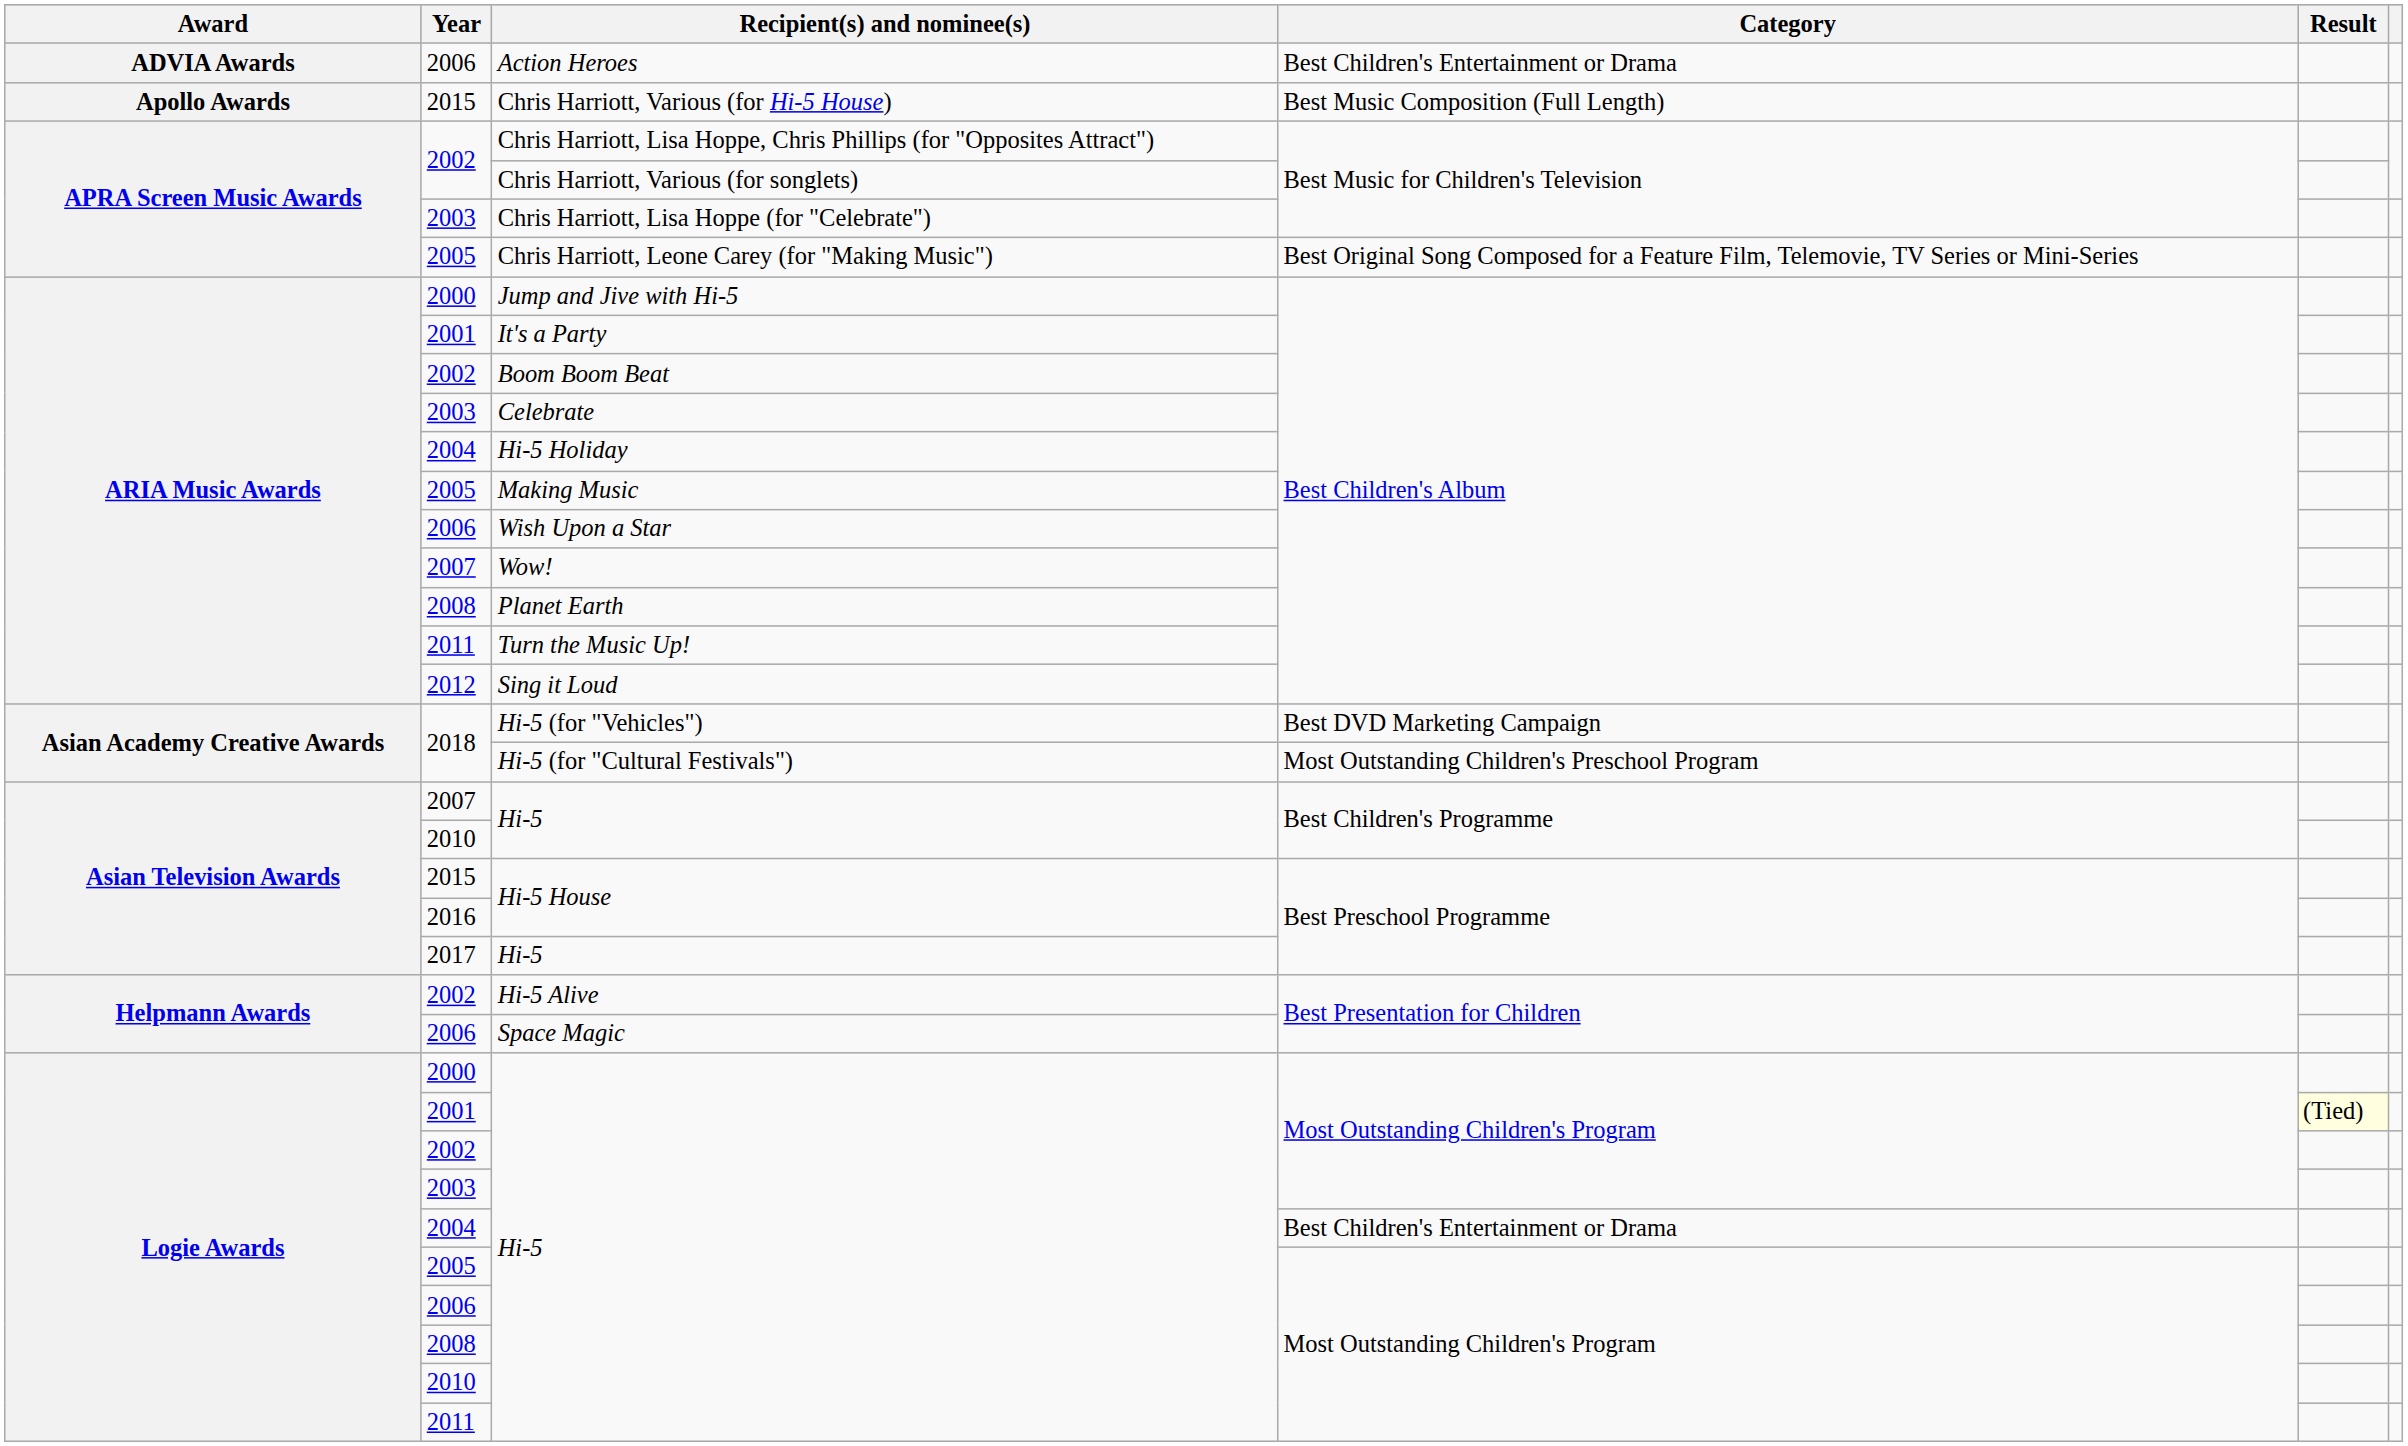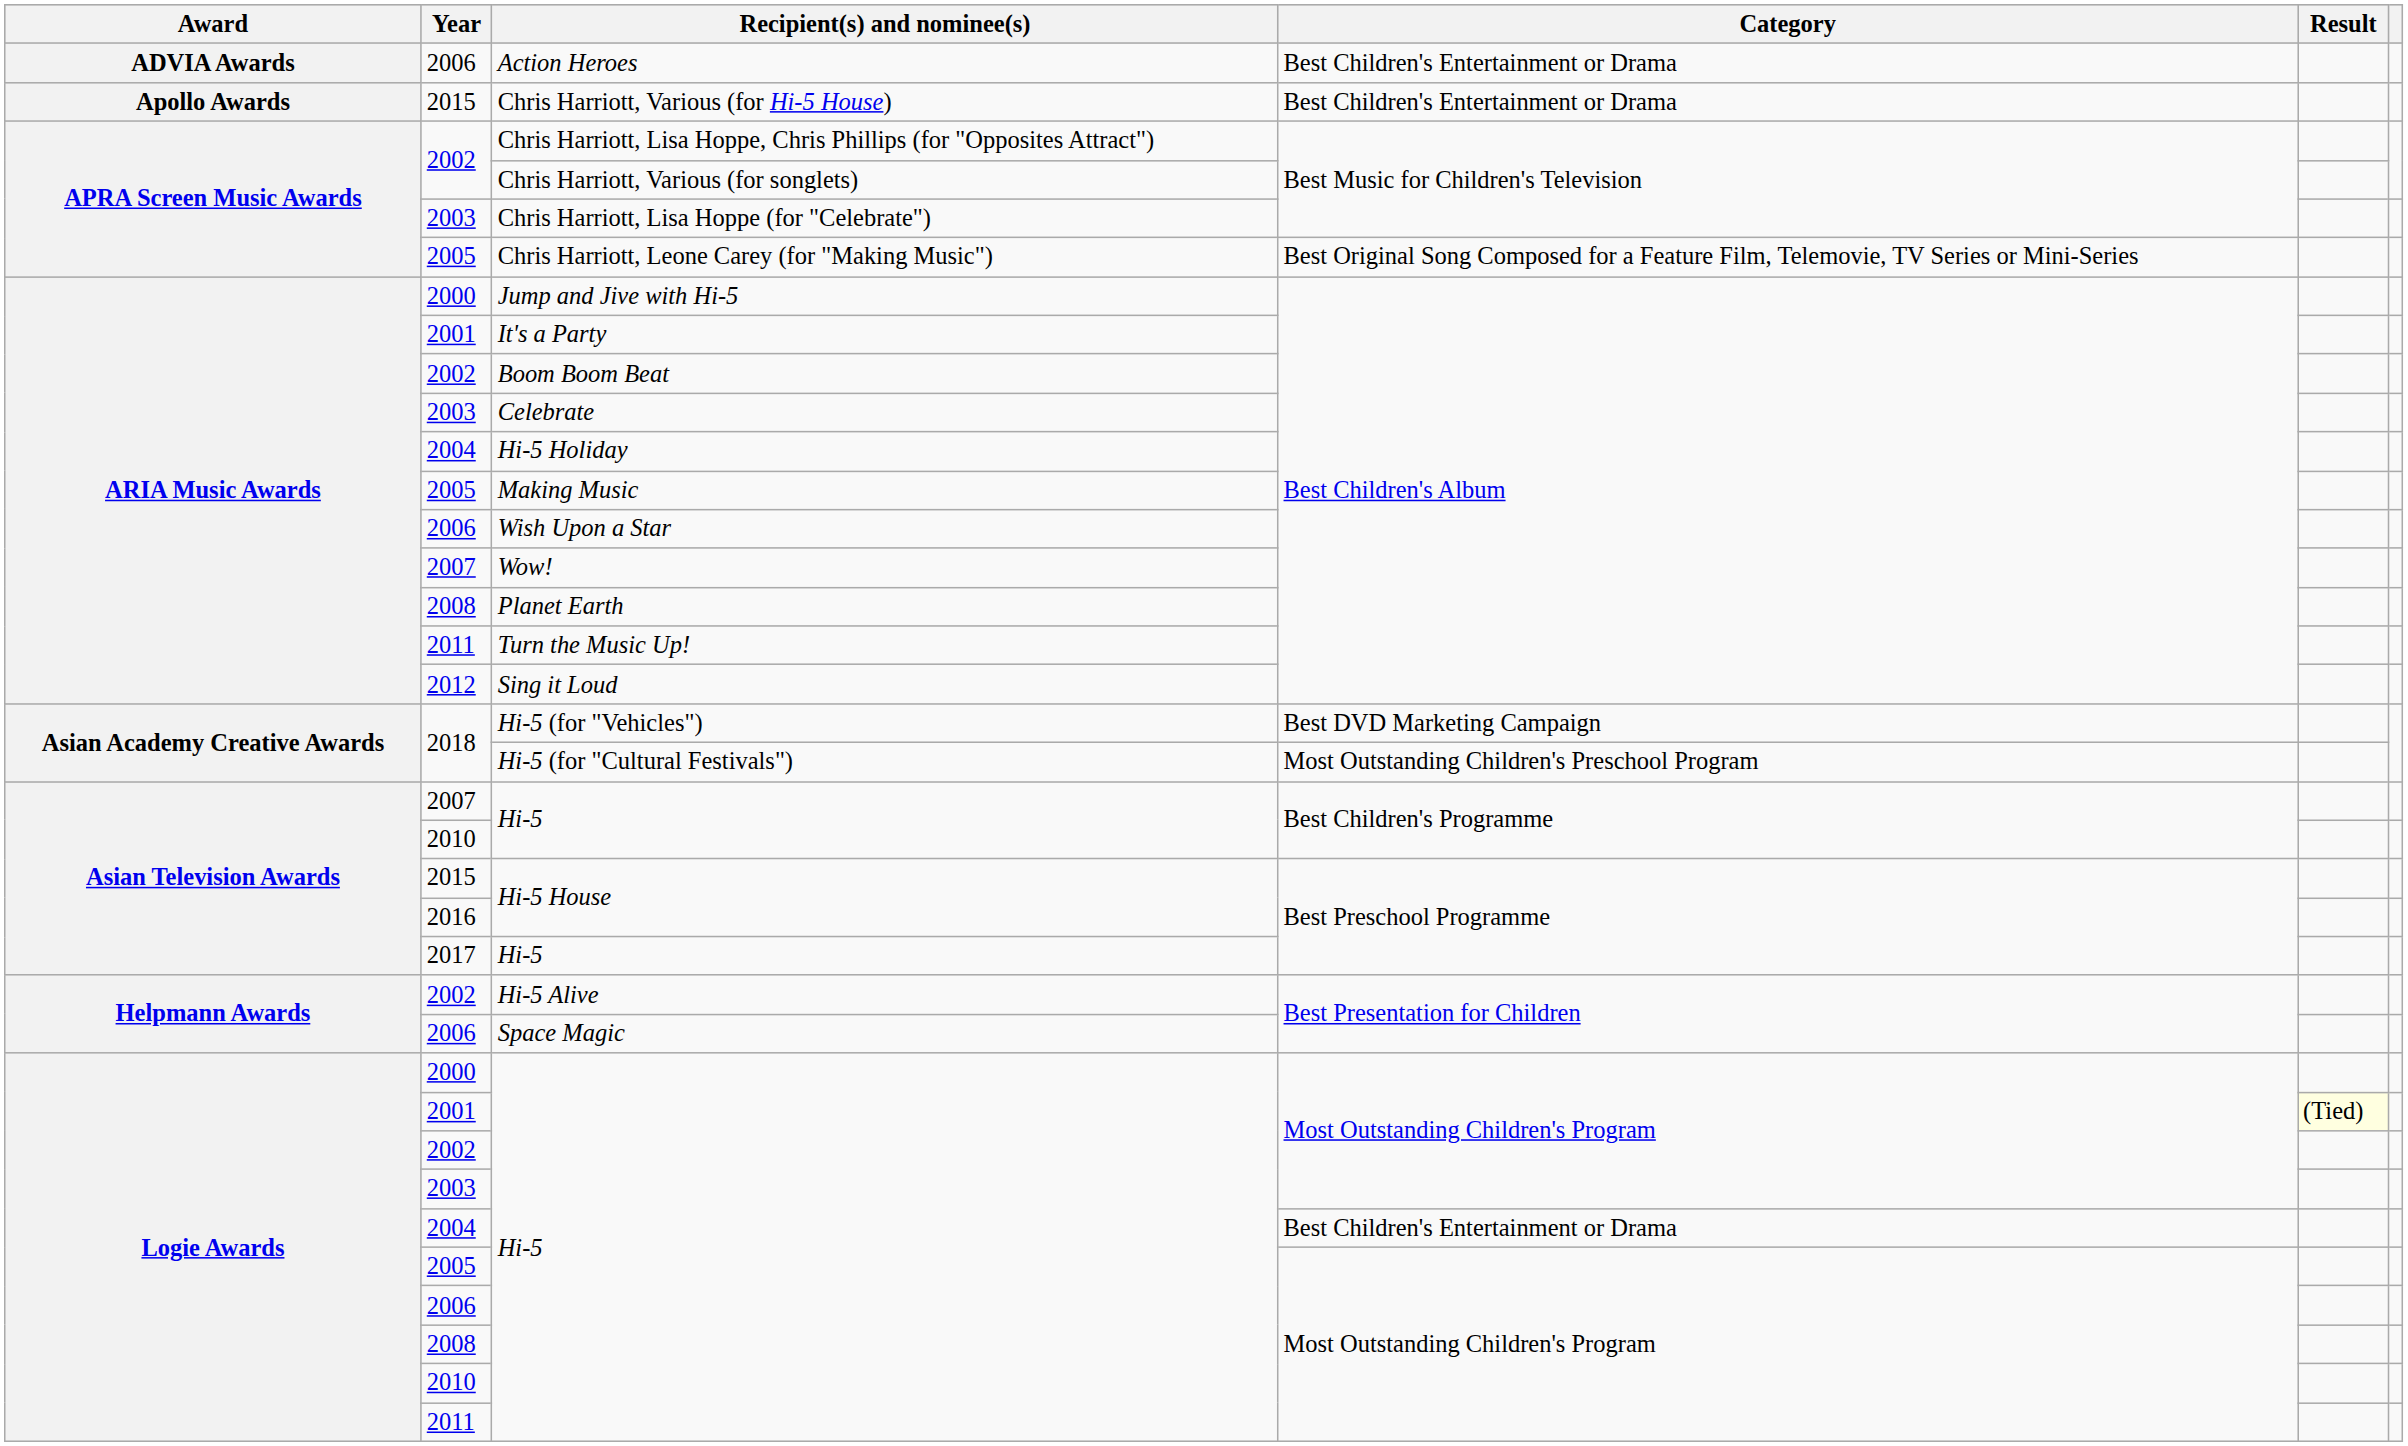(1474, 101) Best Music Composition (Full Length) -> (1480, 101) Best Children's Entertainment or Drama
